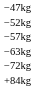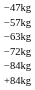- row: (18, 22)
+ row: (18, 66)
